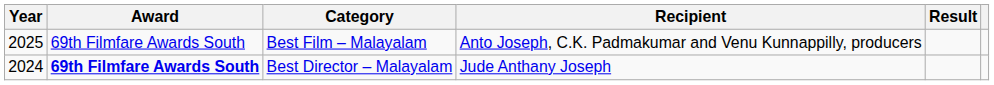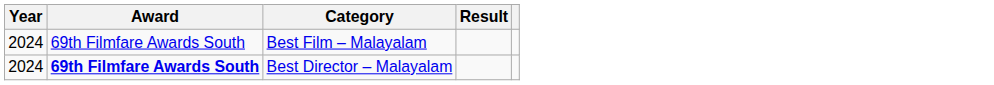- column: (691, 17)
(26, 42) 2025 -> (26, 42) 2024
